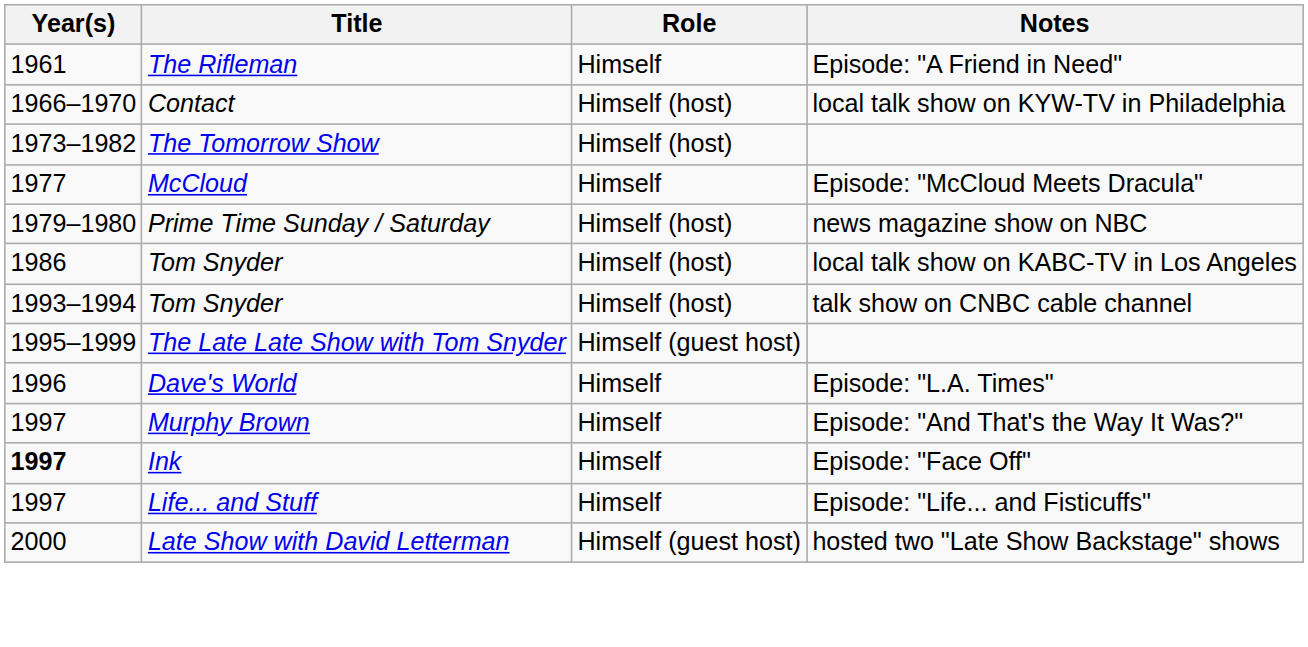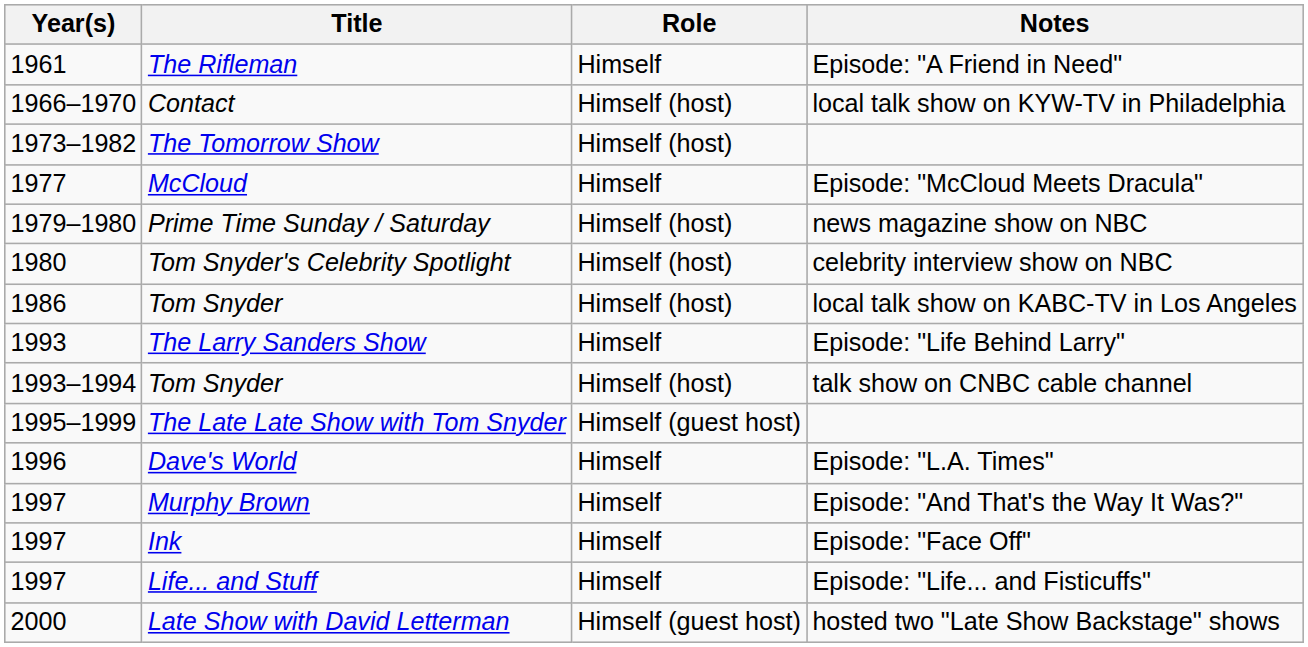+ row: (329, 263)
+ row: (287, 343)
(39, 462) bold -> (39, 542) normal
